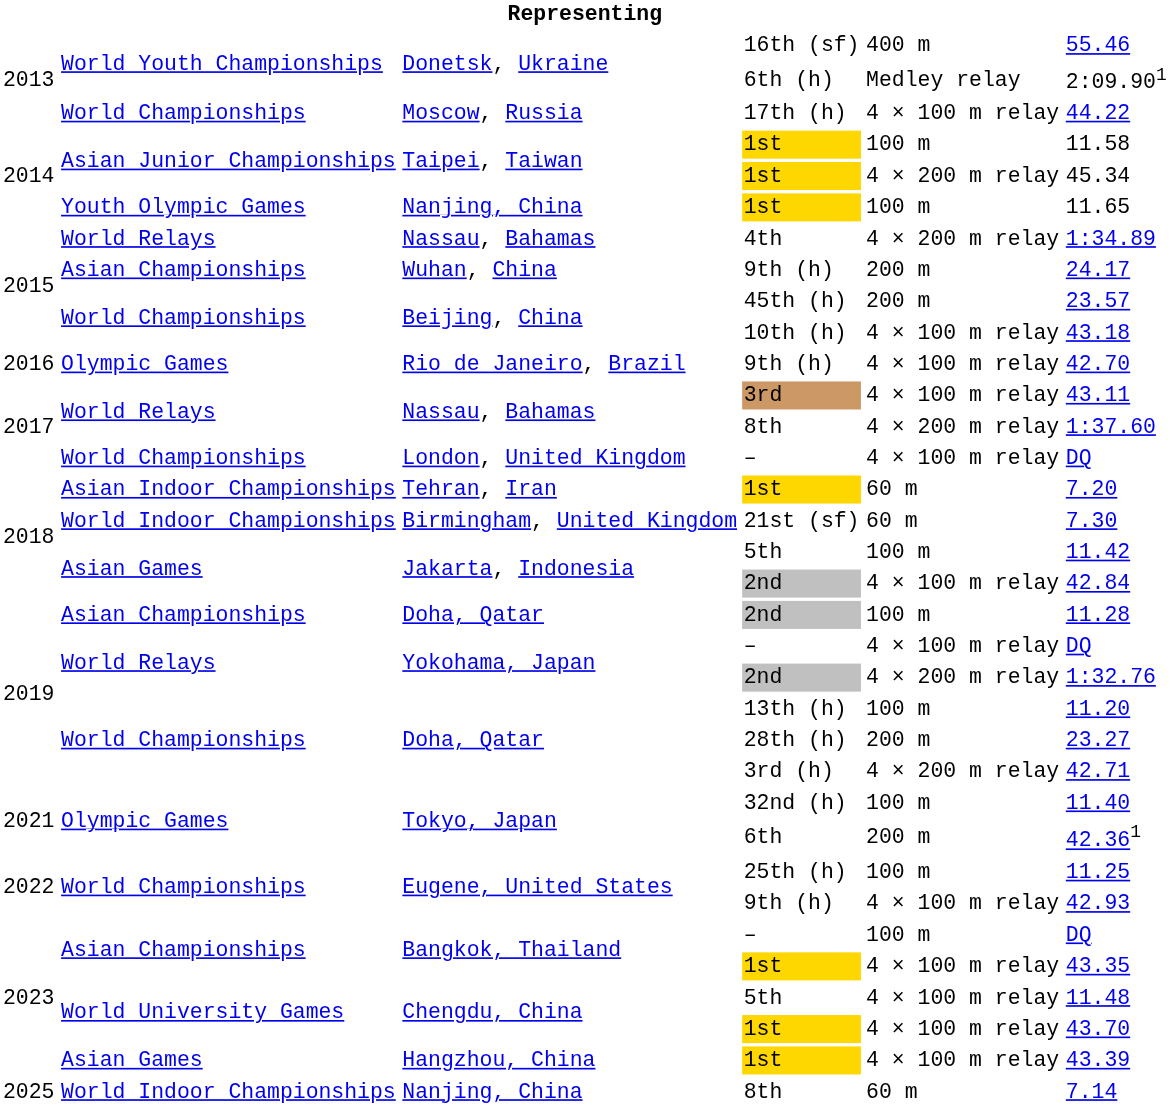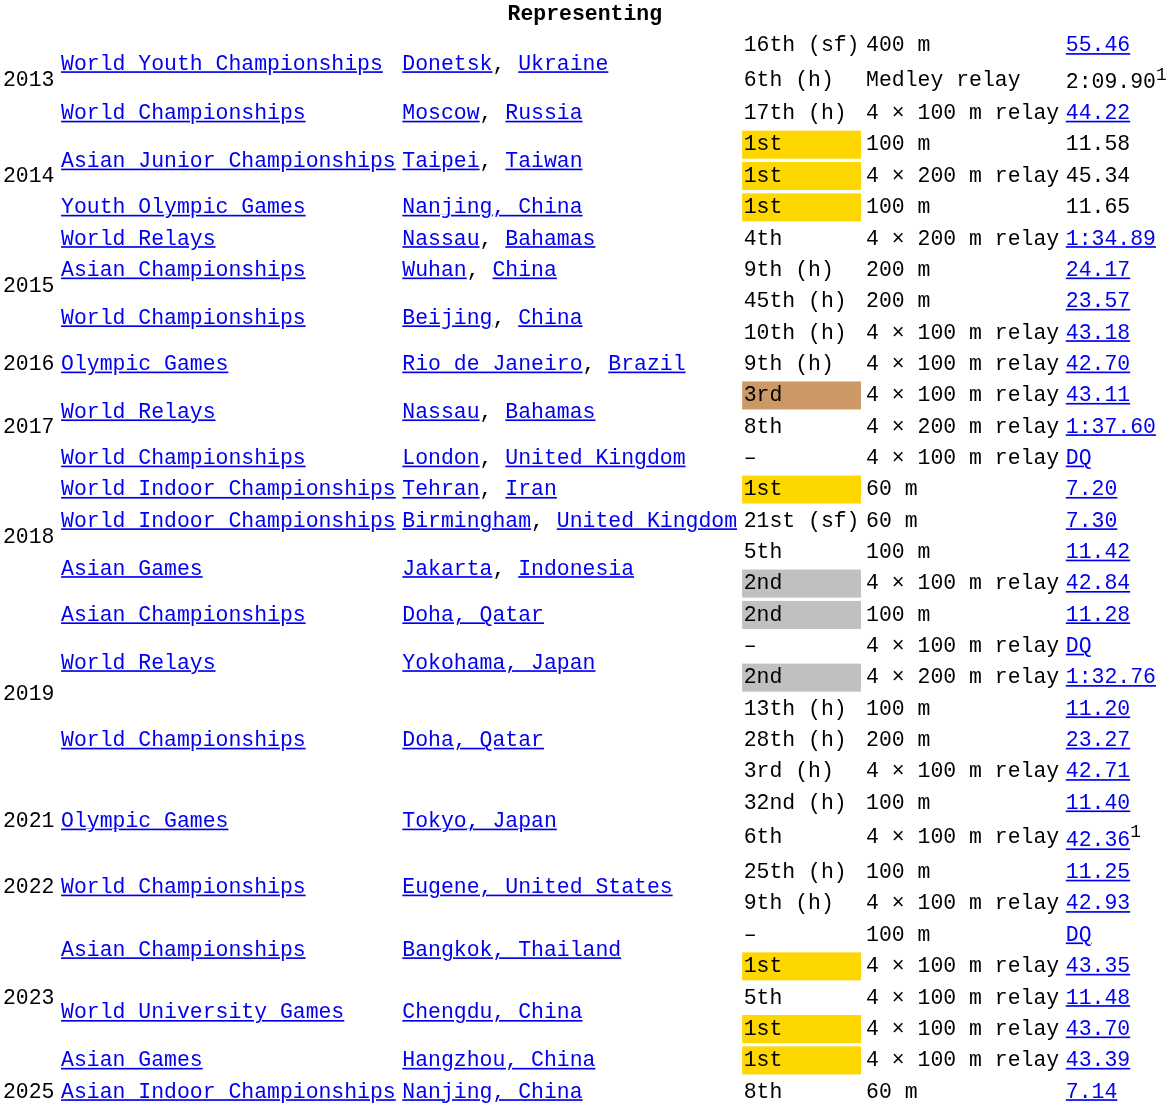(228, 490) Asian Indoor Championships -> (228, 490) World Indoor Championships
(963, 772) 4 × 200 m relay -> (963, 772) 4 × 100 m relay
(898, 838) 200 m -> (963, 838) 4 × 100 m relay
(228, 1091) World Indoor Championships -> (228, 1091) Asian Indoor Championships
